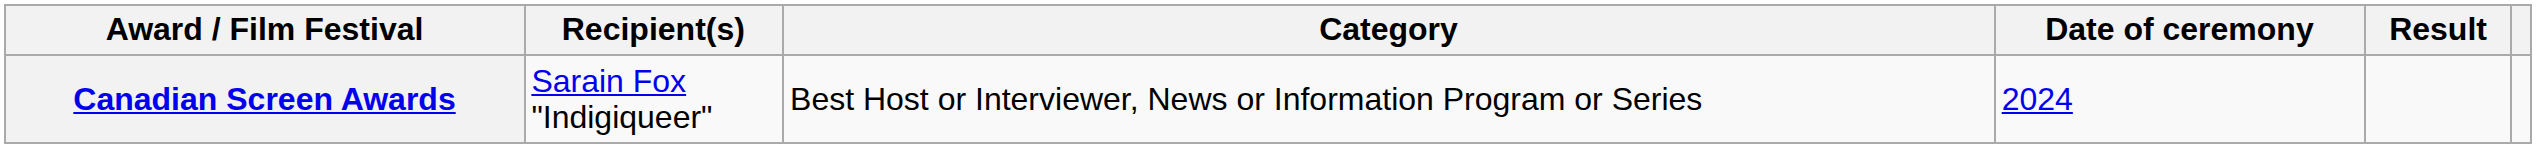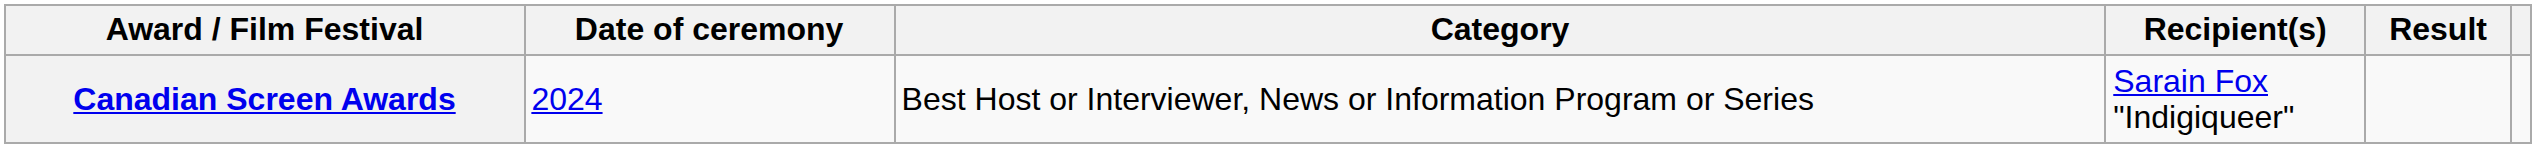columns swapped: (2179, 29) <-> (653, 29)
